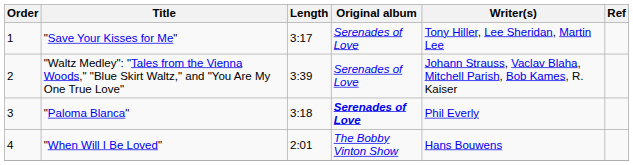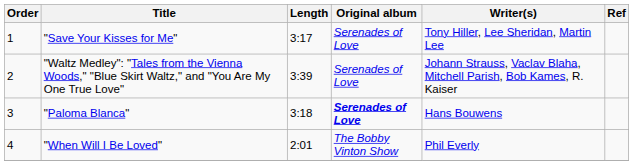(452, 113) Phil Everly -> (463, 113) Hans Bouwens
(463, 145) Hans Bouwens -> (452, 145) Phil Everly
